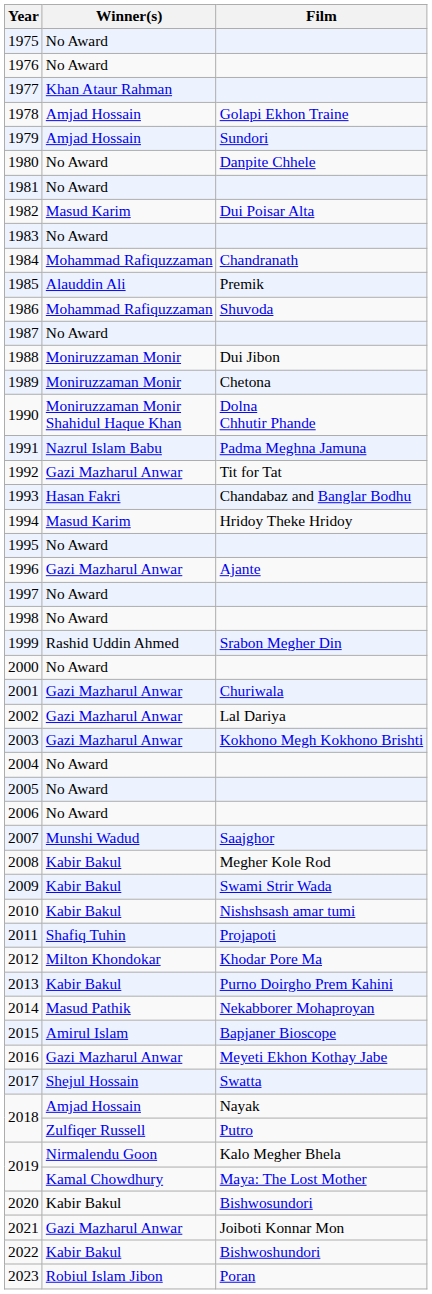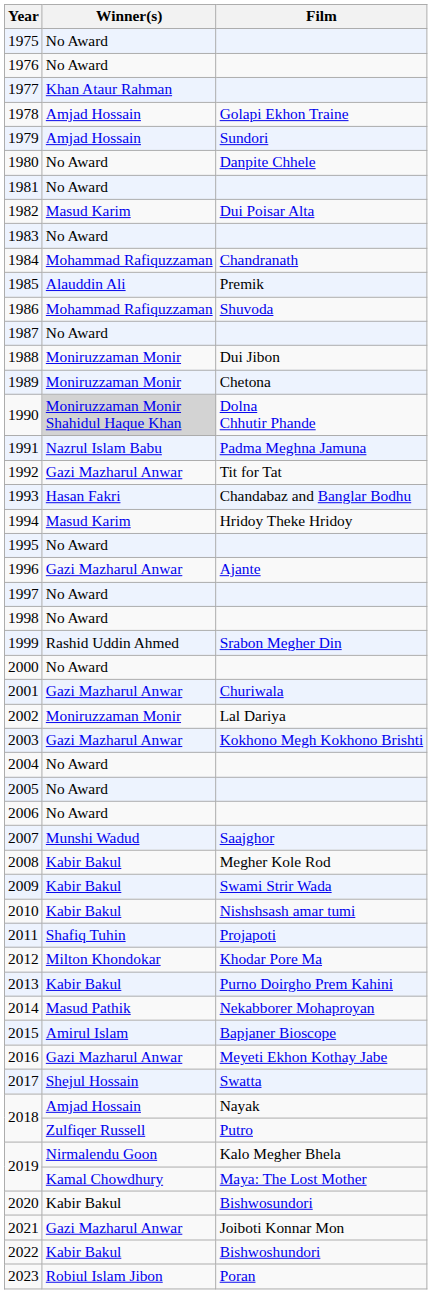(114, 415) no background -> (114, 415) lightgrey background
(114, 716) Gazi Mazharul Anwar -> (113, 716) Moniruzzaman Monir
